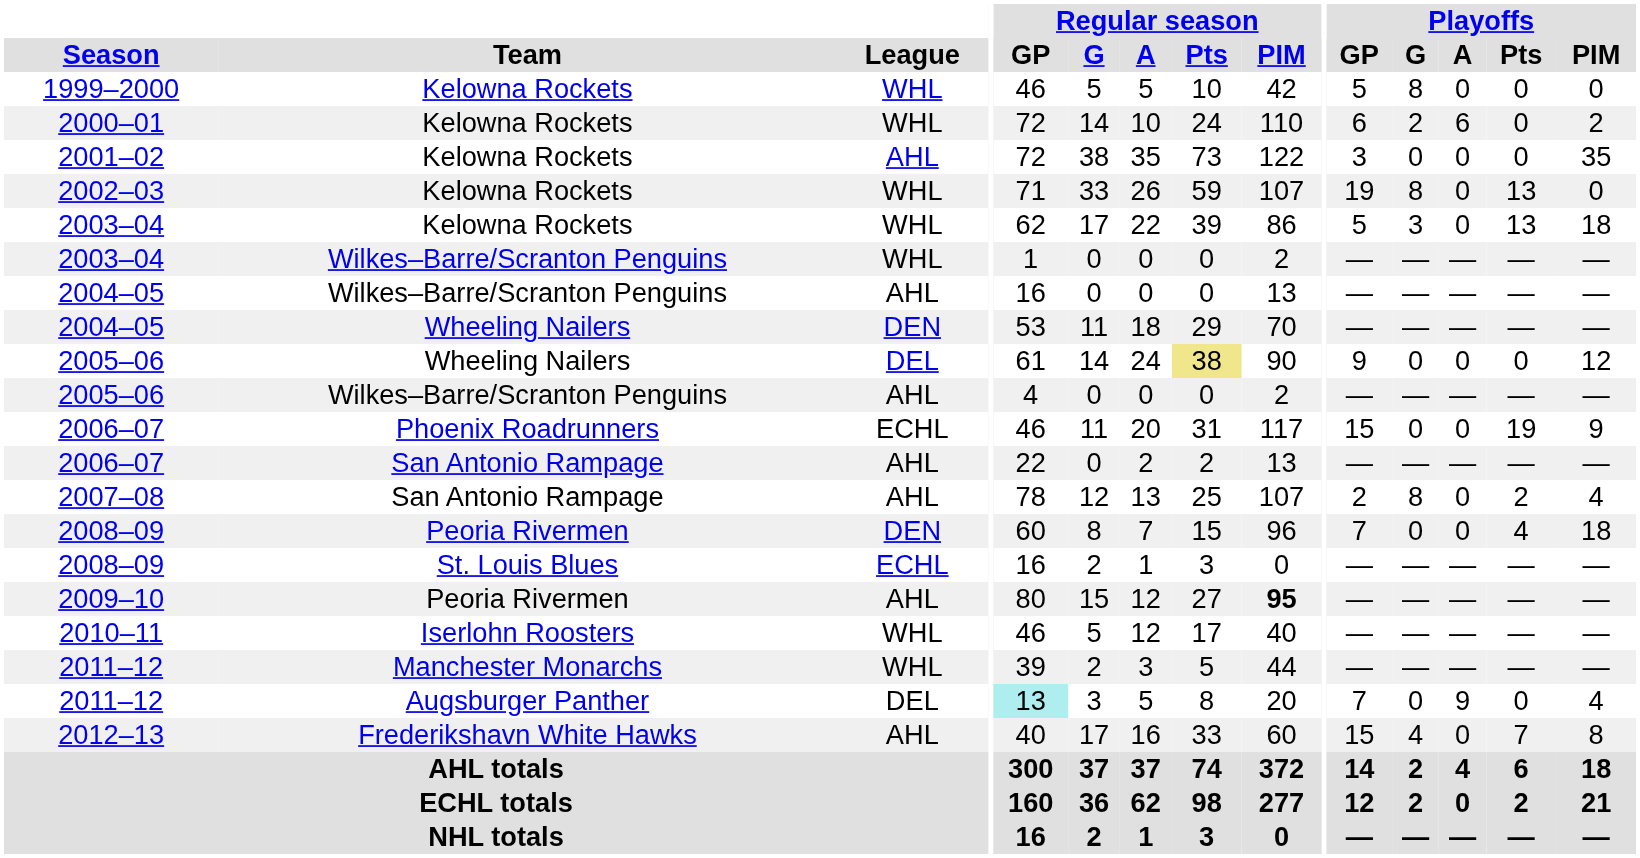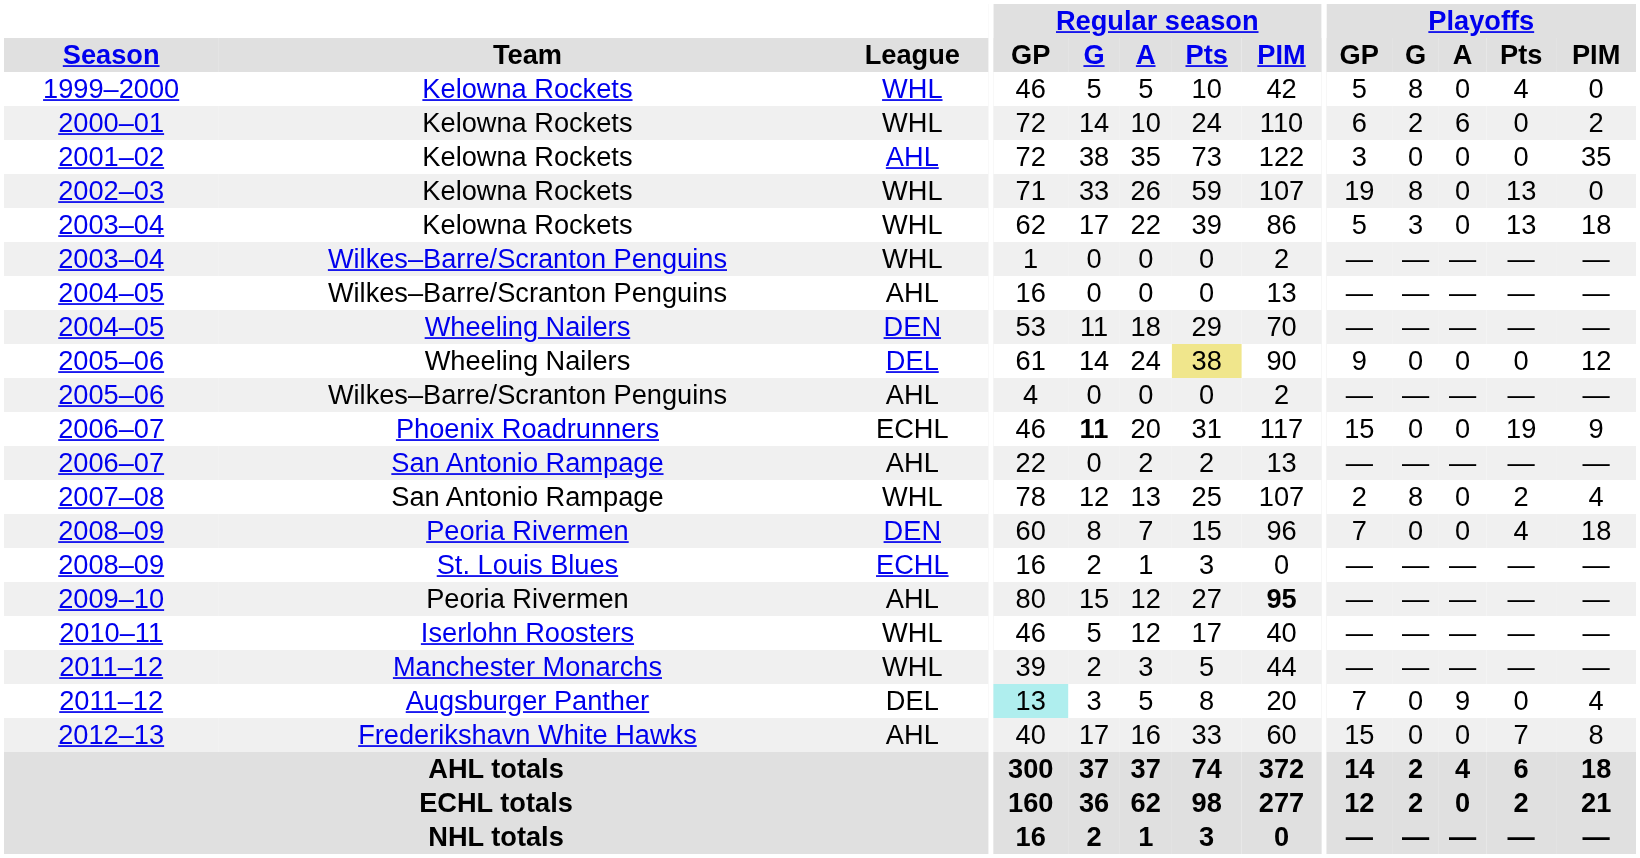(1521, 88) 0 -> (1521, 88) 4
(1094, 428) normal -> (1094, 428) bold
(912, 496) AHL -> (912, 496) WHL
(1416, 734) 4 -> (1416, 734) 0
